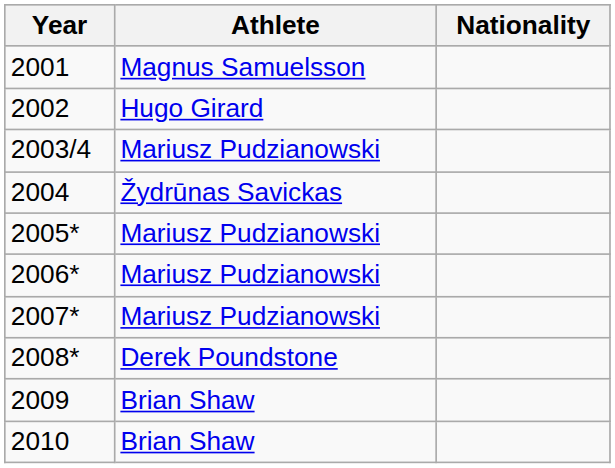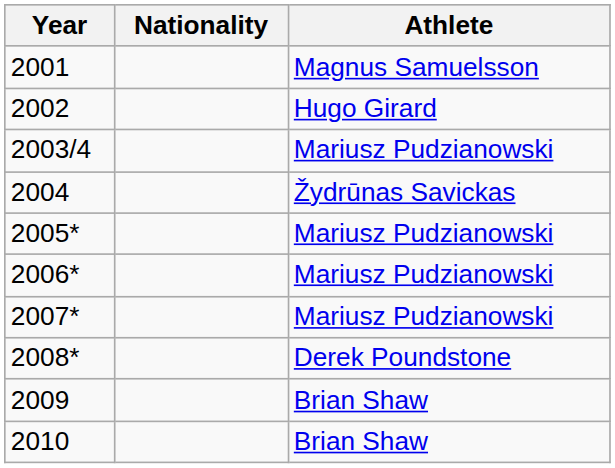columns swapped: (275, 25) <-> (523, 25)
